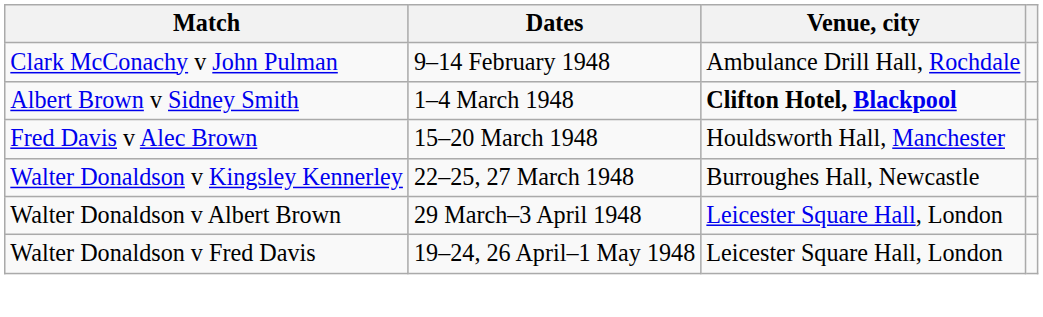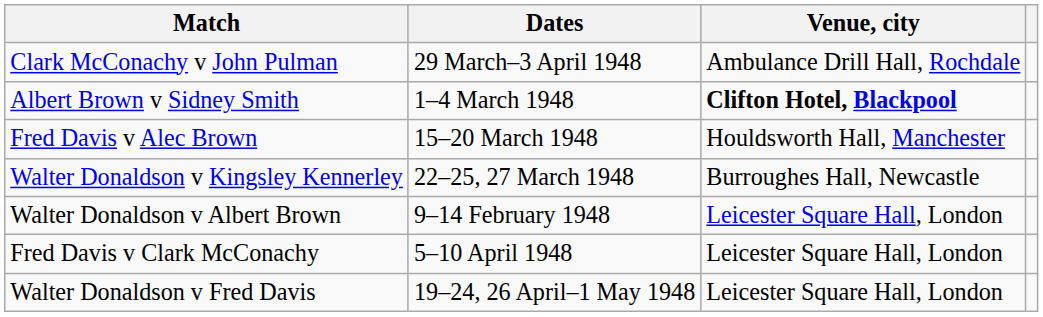(512, 61) 9–14 February 1948 -> (528, 61) 29 March–3 April 1948
(528, 215) 29 March–3 April 1948 -> (512, 215) 9–14 February 1948
+ row: (165, 253)
